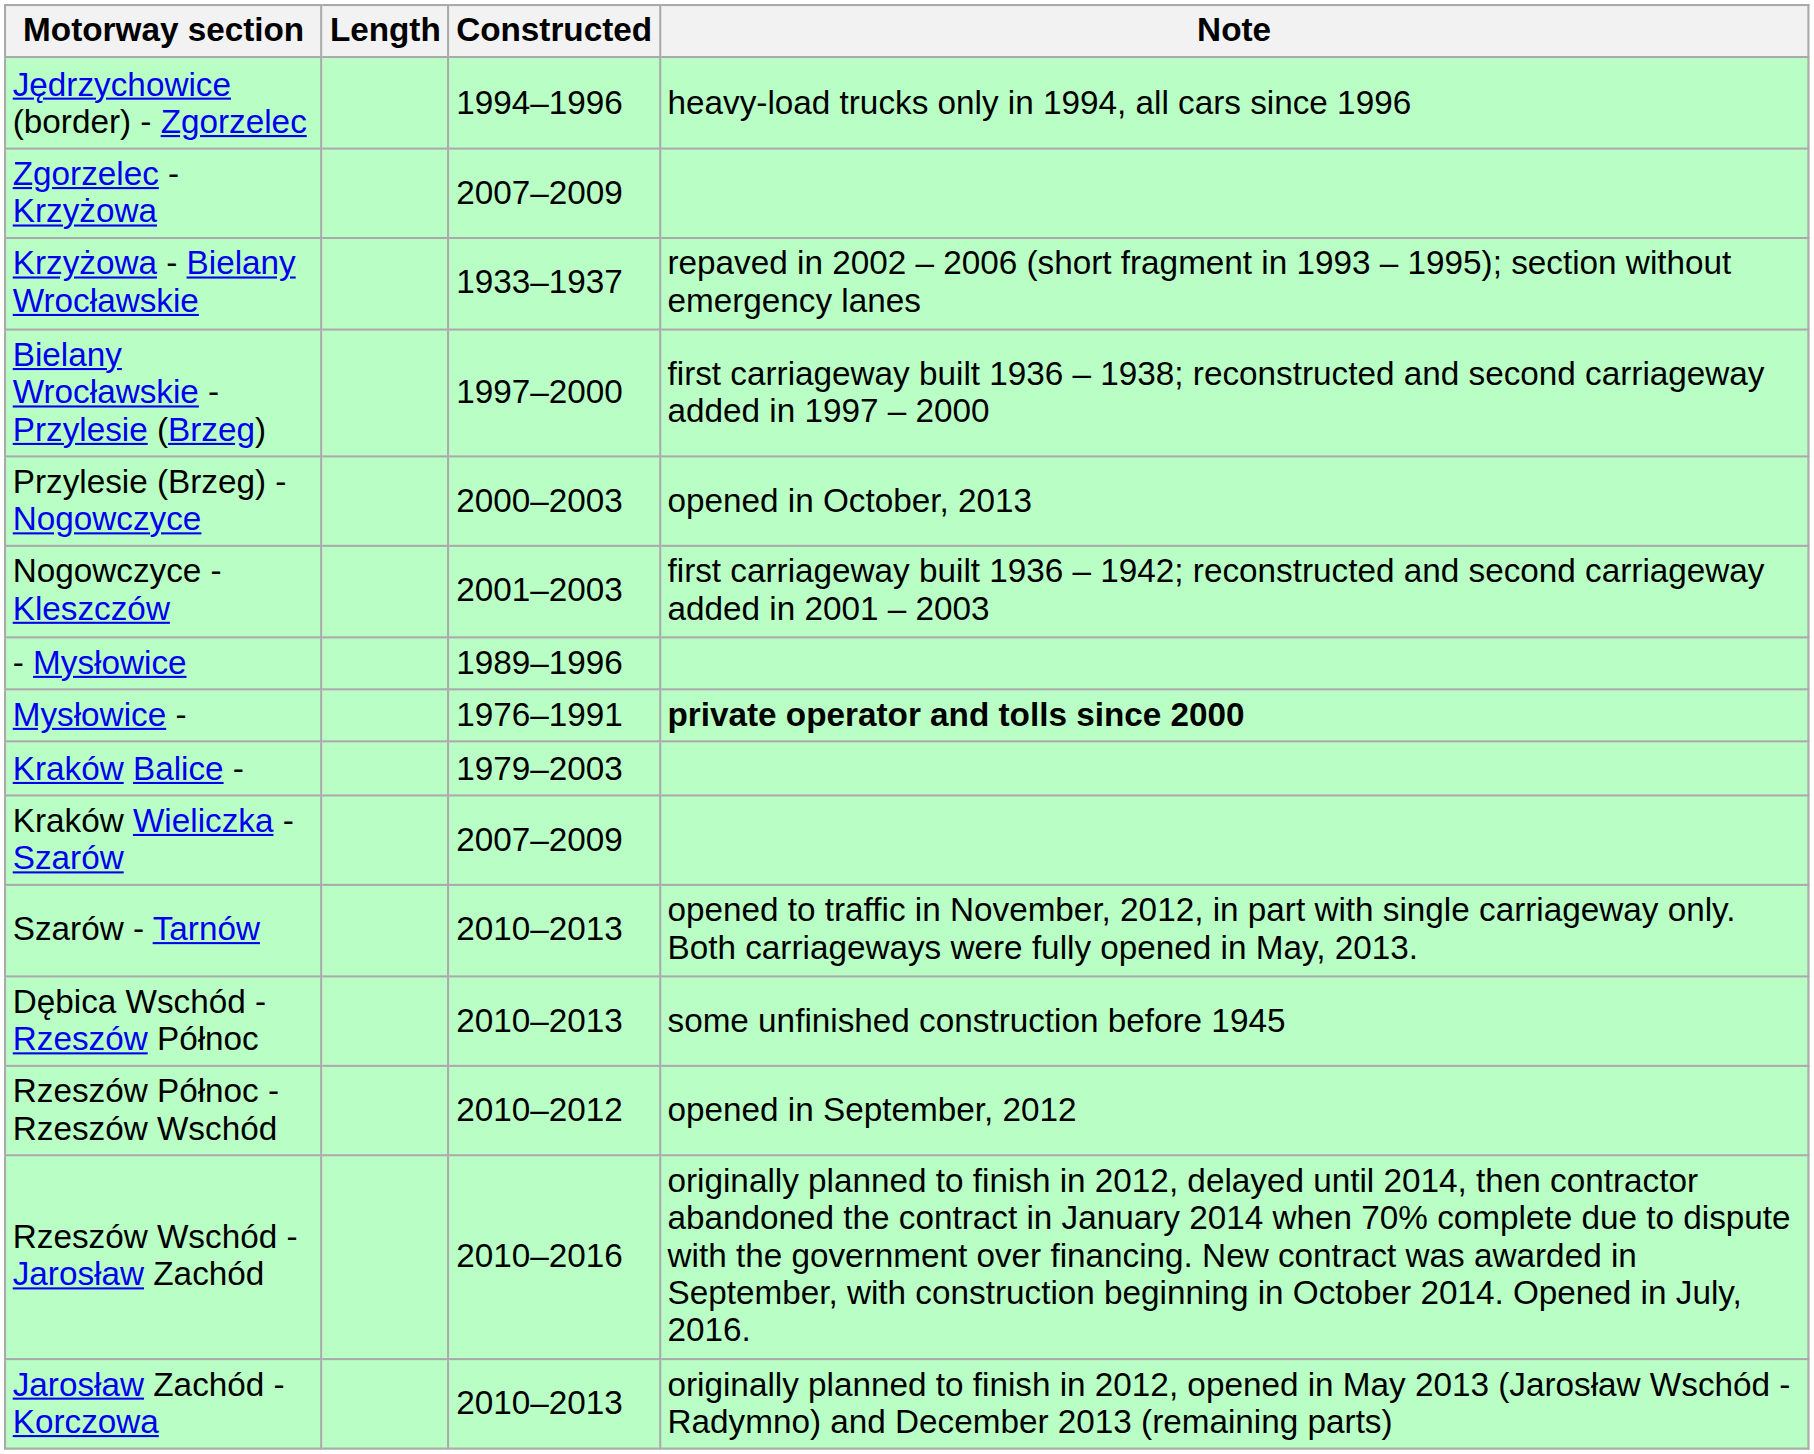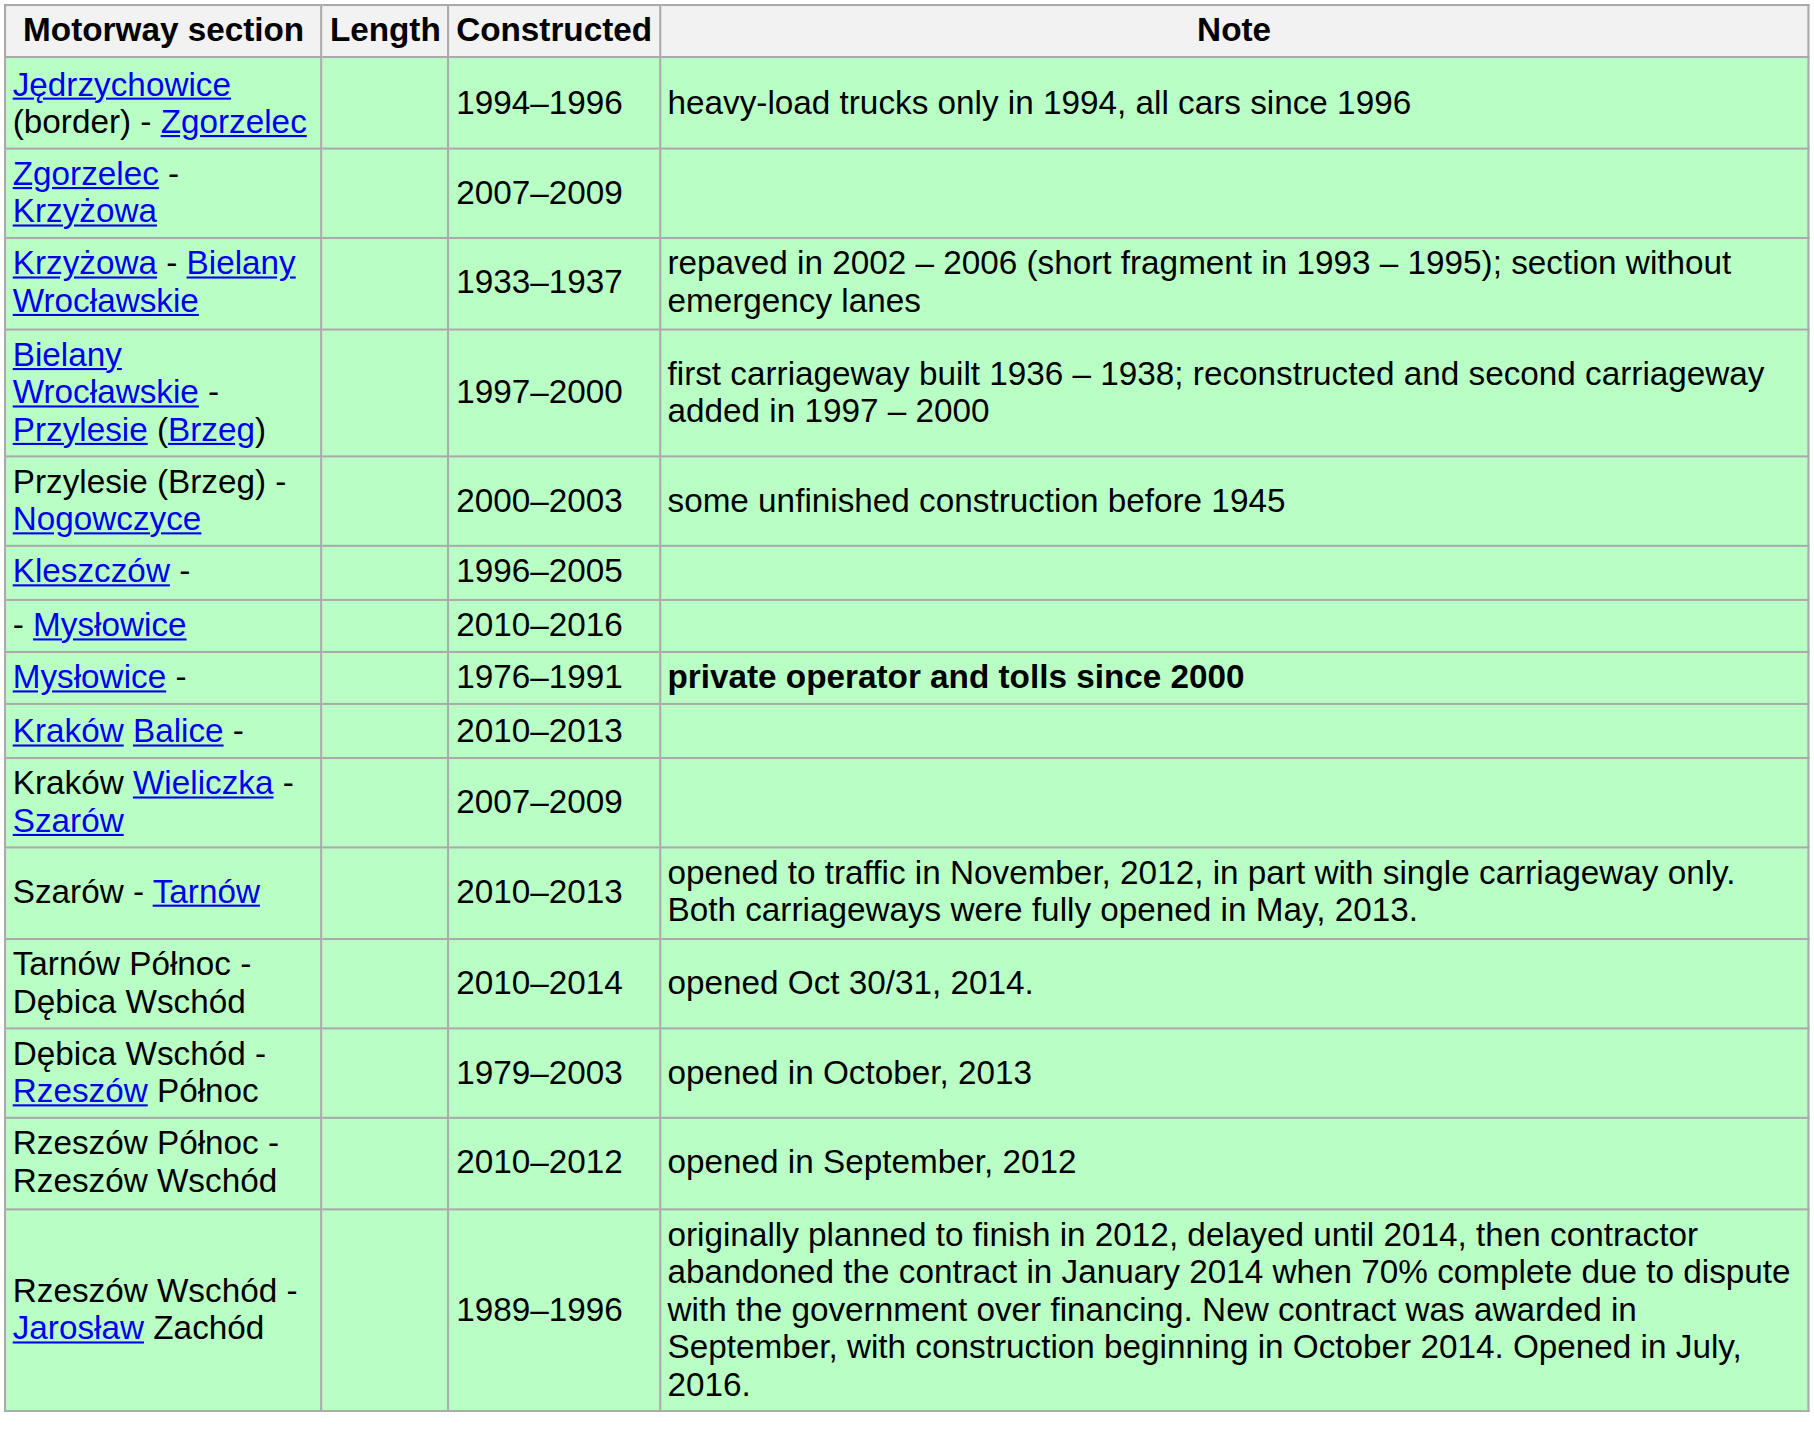(850, 500) opened in October, 2013 -> (976, 500) some unfinished construction before 1945
- row: (117, 590)
+ row: (101, 572)
(539, 662) 1989–1996 -> (539, 624) 2010–2016
(539, 767) 1979–2003 -> (539, 730) 2010–2013
+ row: (132, 982)
(539, 1019) 2010–2013 -> (539, 1072) 1979–2003
(976, 1019) some unfinished construction before 1945 -> (850, 1072) opened in October, 2013
(539, 1256) 2010–2016 -> (539, 1309) 1989–1996
- row: (149, 1402)
